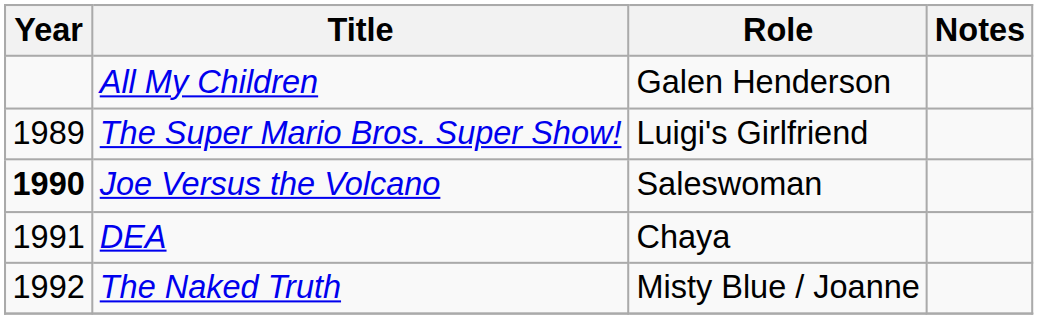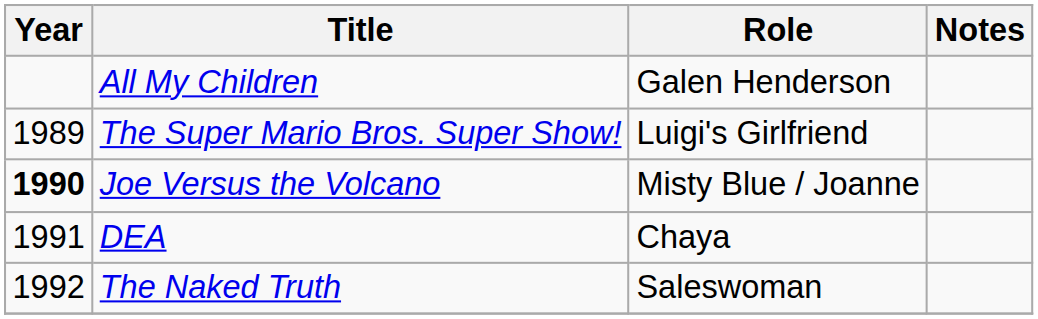(729, 184) Saleswoman -> (778, 184) Misty Blue / Joanne
(778, 287) Misty Blue / Joanne -> (729, 287) Saleswoman
